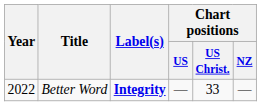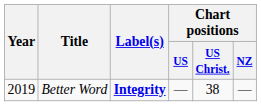(21, 90) 2022 -> (21, 90) 2019
(213, 90) 33 -> (213, 90) 38
